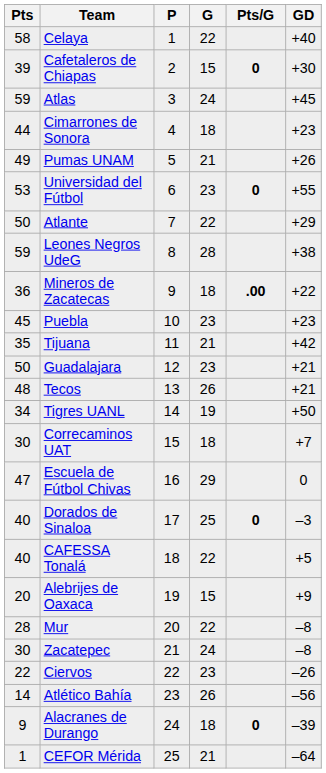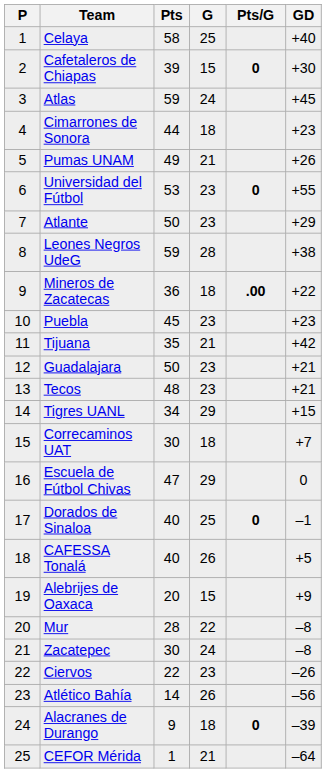columns swapped: (172, 15) <-> (22, 15)
(208, 38) 22 -> (208, 38) 25
(208, 221) 22 -> (208, 221) 23
(208, 389) 26 -> (208, 389) 23
(208, 412) 19 -> (208, 412) 29
(304, 412) +50 -> (304, 412) +15
(304, 519) –3 -> (304, 519) –1
(208, 558) 22 -> (208, 558) 26
